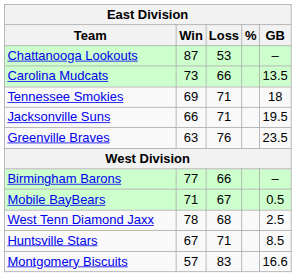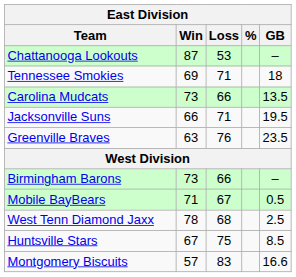rows swapped: (58, 76) <-> (65, 96)
(191, 179) 77 -> (191, 179) 73
(224, 240) 71 -> (224, 240) 75
